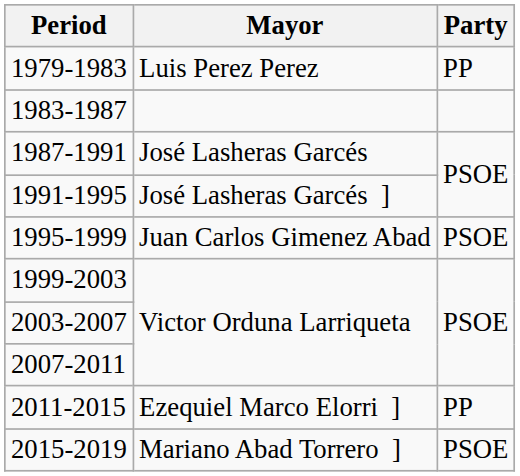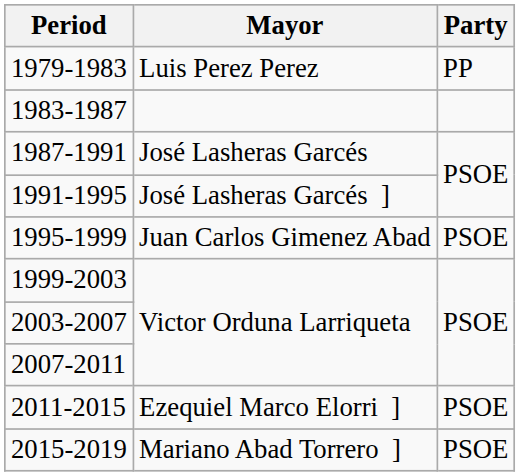(458, 407) PP -> (476, 407) PSOE
